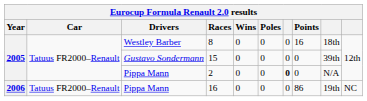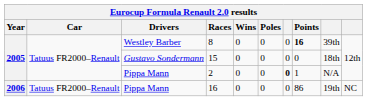(299, 42) normal -> (299, 42) bold
(331, 42) 18th -> (331, 42) 39th
(331, 58) 39th -> (331, 58) 18th
(297, 73) 0 -> (297, 73) 1
